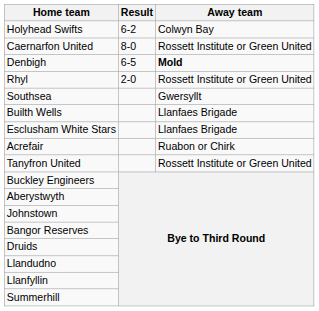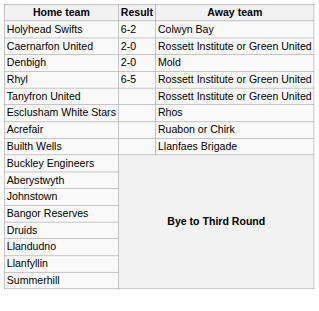(128, 46) 8-0 -> (128, 46) 2-0
(128, 63) 6-5 -> (128, 63) 2-0
(170, 63) bold -> (169, 63) normal
(128, 79) 2-0 -> (128, 79) 6-5
- row: (29, 96)
rows swapped: (44, 163) <-> (34, 113)
(198, 130) Llanfaes Brigade -> (170, 113) Rhos
